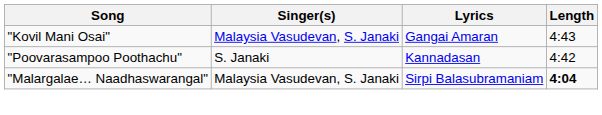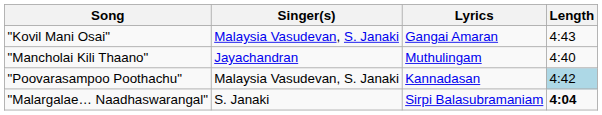+ row: (78, 58)
(242, 58) S. Janaki -> (307, 79) Malaysia Vasudevan, S. Janaki
(563, 58) no background -> (563, 79) lightblue background
(307, 79) Malaysia Vasudevan, S. Janaki -> (242, 100) S. Janaki
